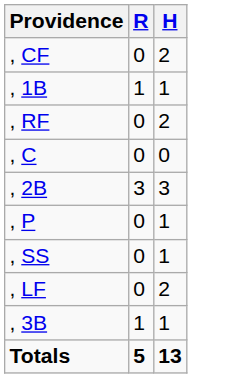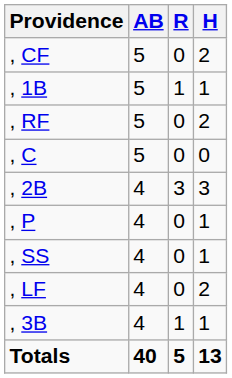+ column: (148, 21)
